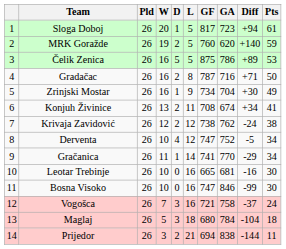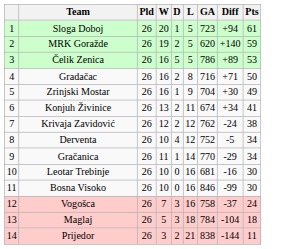- column: (208, 12)
